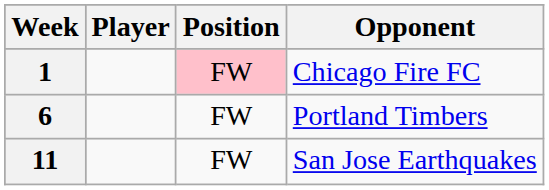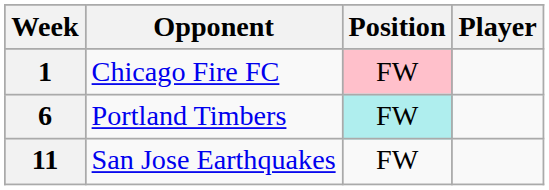columns swapped: (131, 26) <-> (415, 26)
(231, 116) no background -> (397, 116) paleturquoise background
